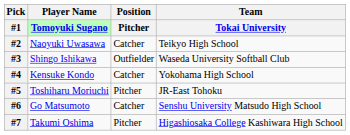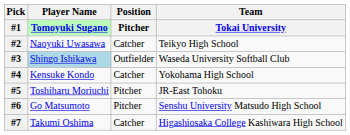(63, 59) no background -> (63, 59) lightblue background
(129, 106) Catcher -> (127, 106) Pitcher
(127, 122) Pitcher -> (129, 122) Catcher
